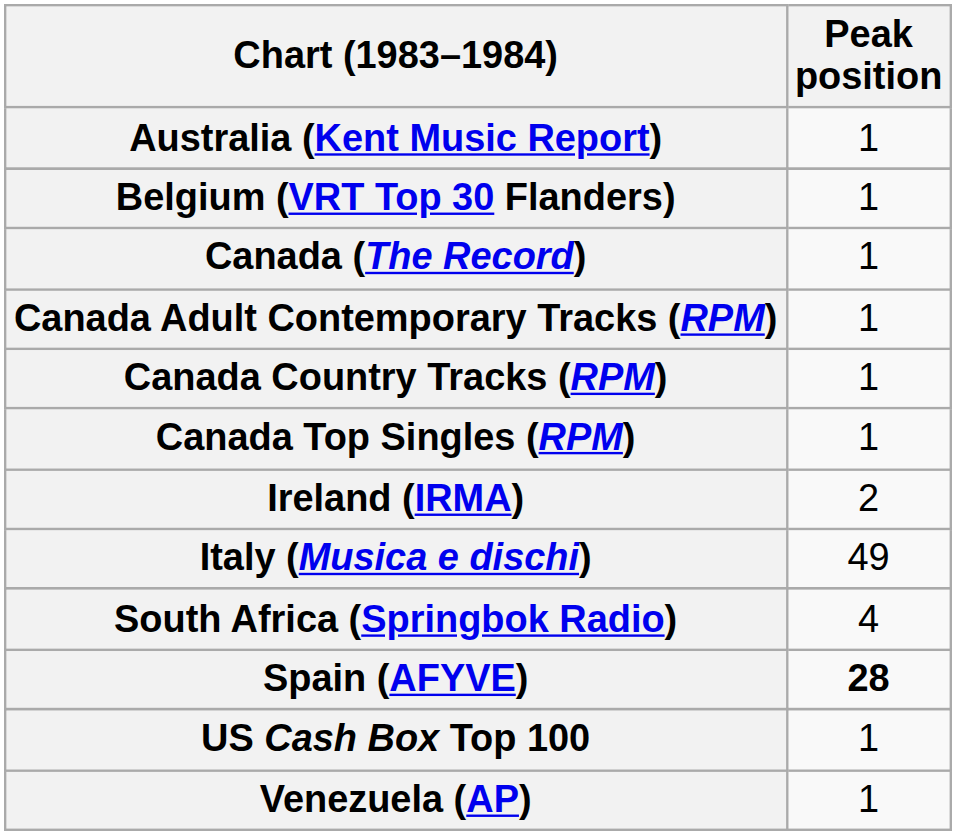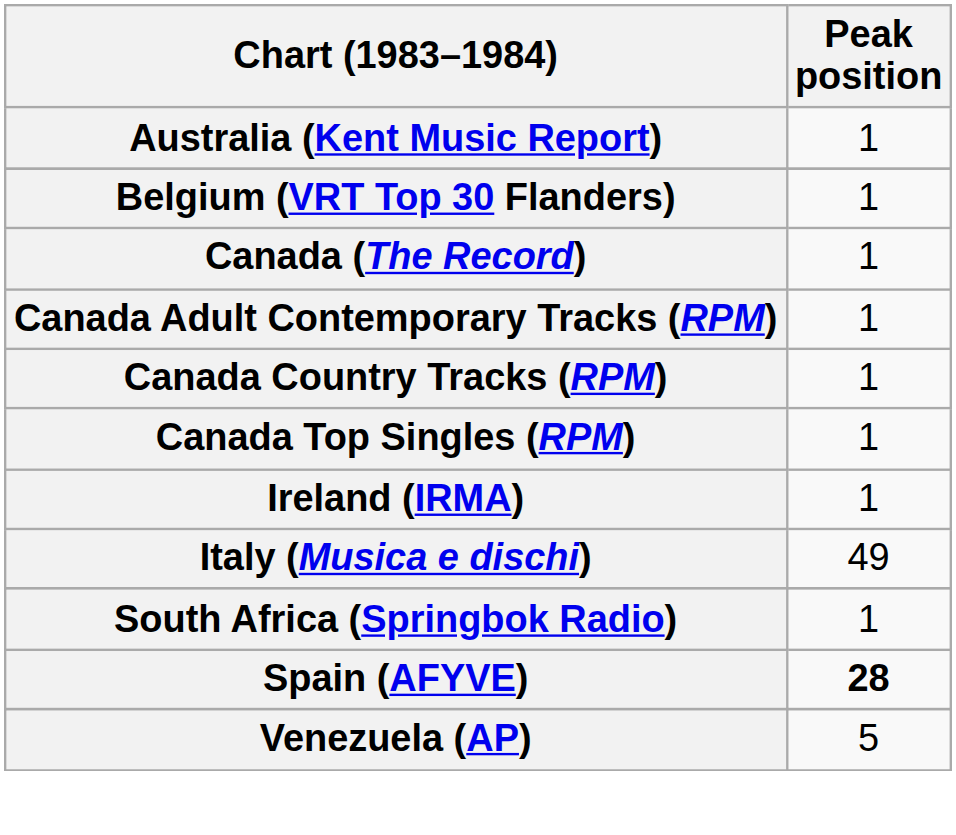(869, 498) 2 -> (869, 498) 1
(869, 618) 4 -> (869, 618) 1
- row: (396, 738)
(869, 798) 1 -> (869, 738) 5
